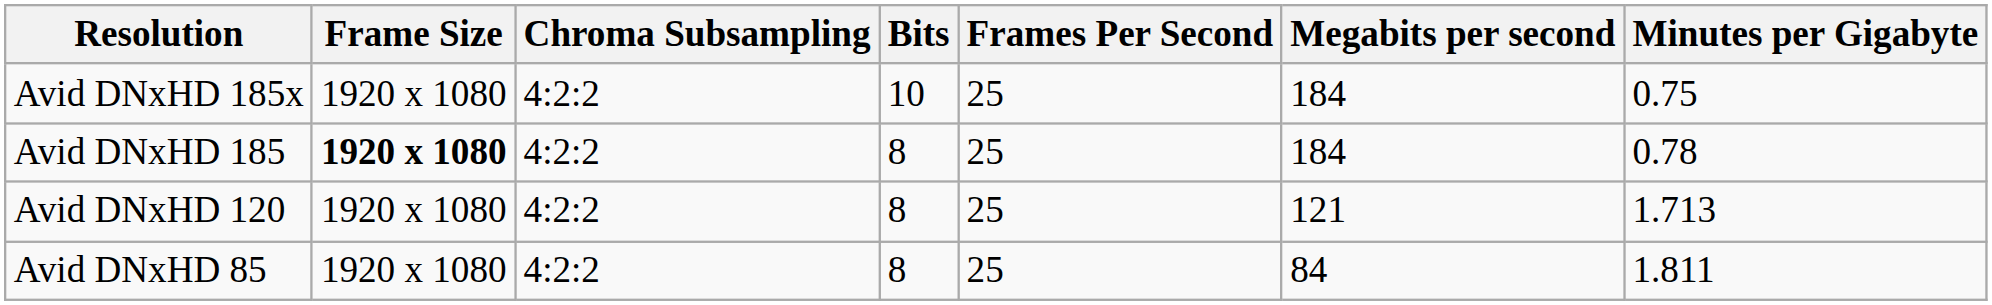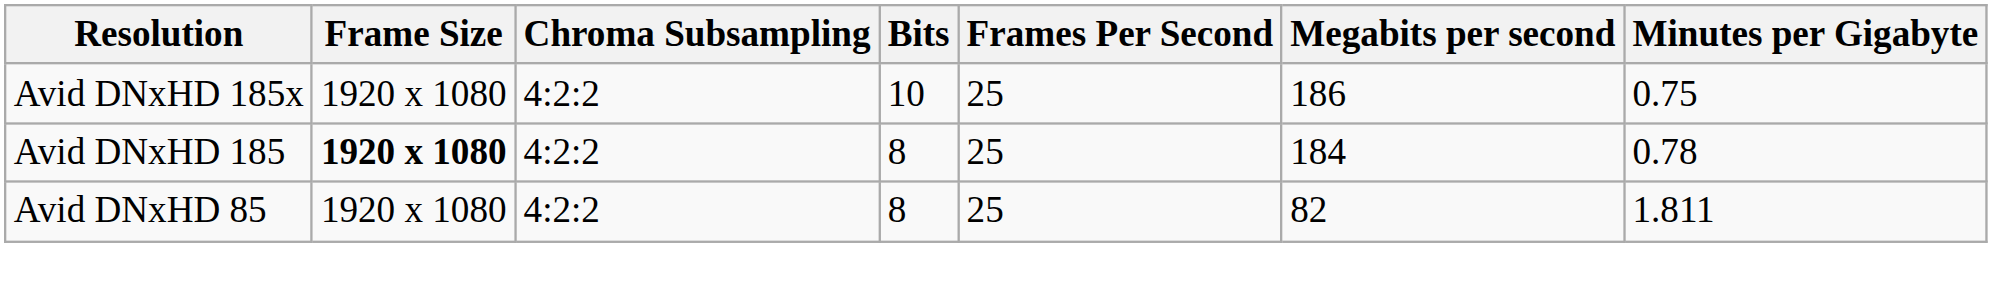(1318, 92) 184 -> (1318, 92) 186
- row: (149, 210)
(1309, 269) 84 -> (1309, 210) 82
